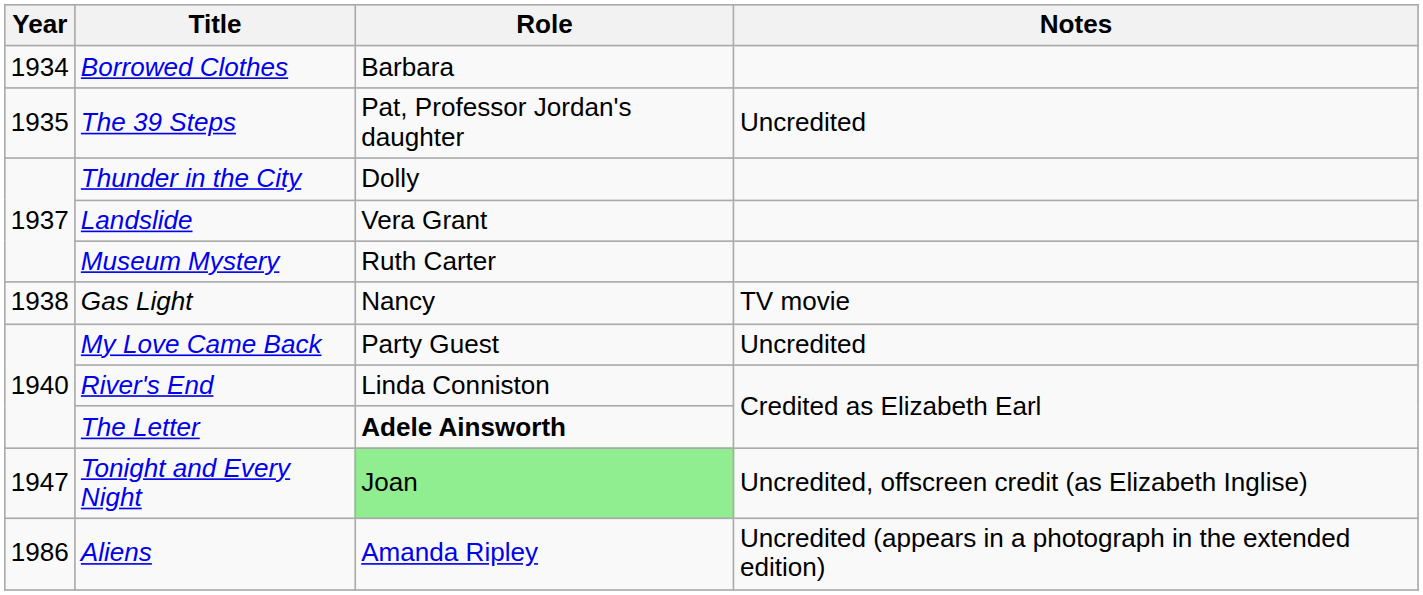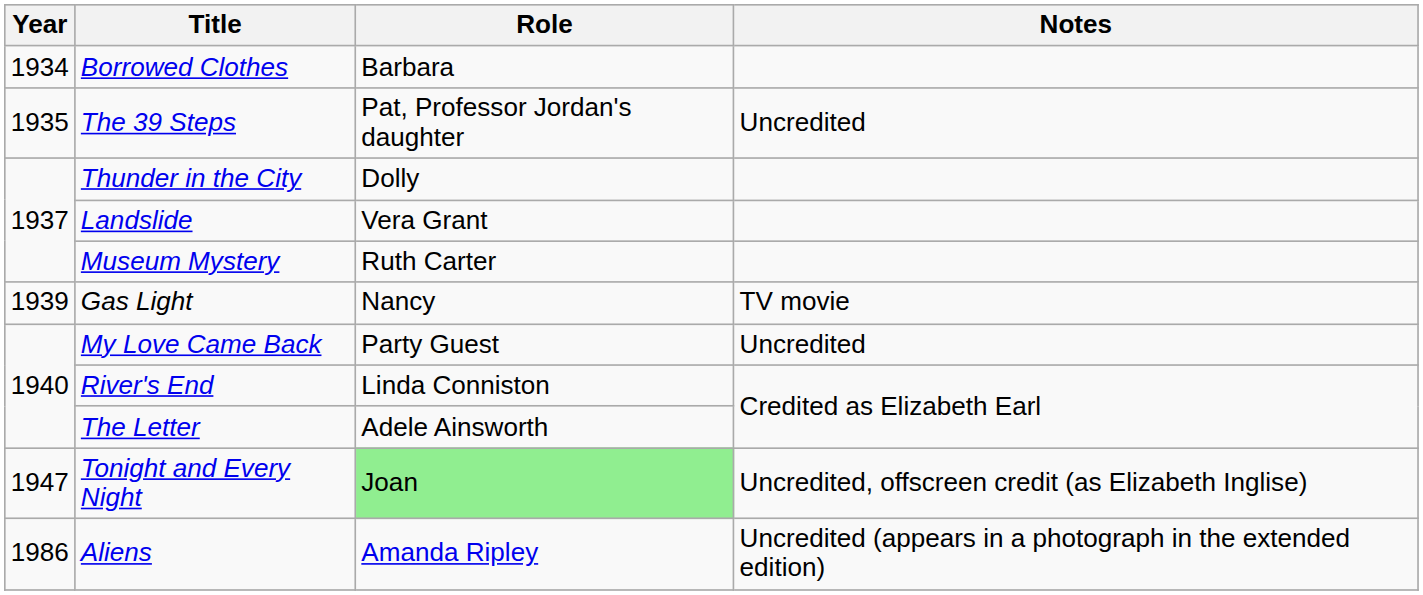(40, 302) 1938 -> (40, 302) 1939
(464, 426) bold -> (455, 426) normal
